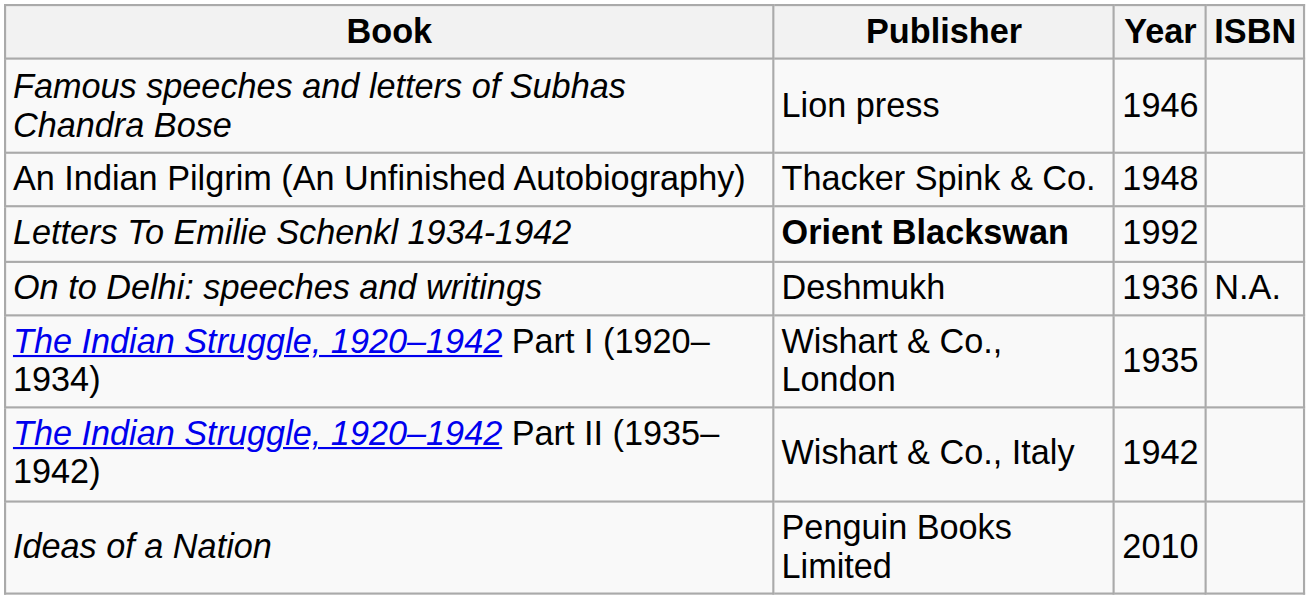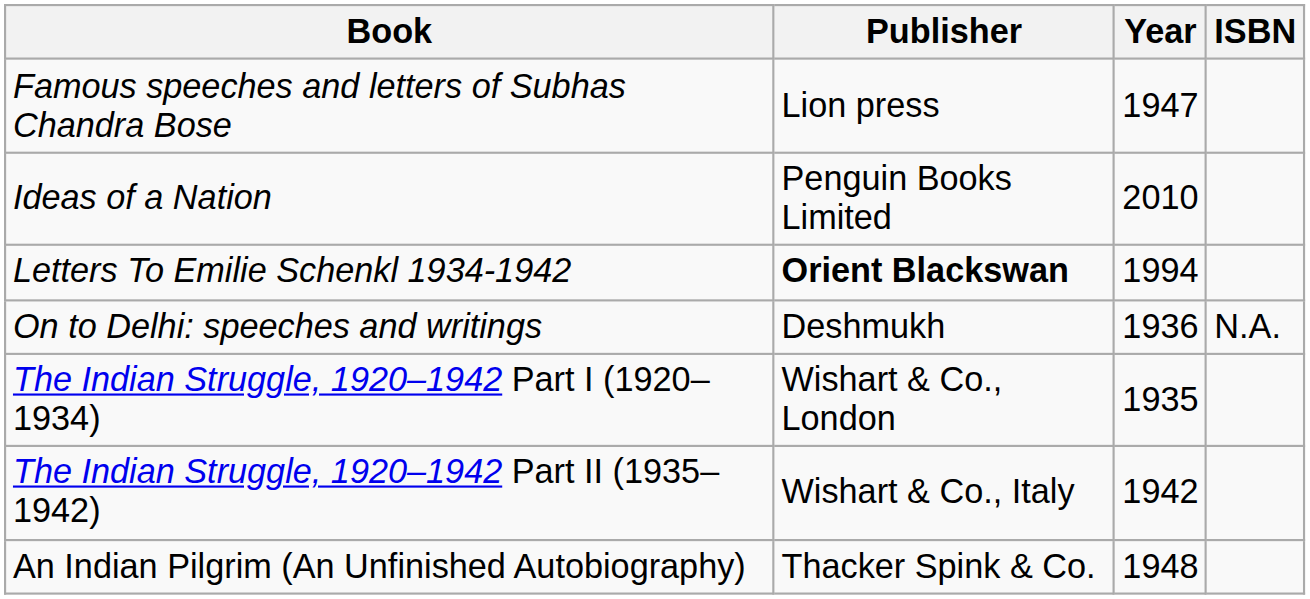(1160, 105) 1946 -> (1160, 105) 1947
rows swapped: (142, 546) <-> (379, 178)
(1160, 233) 1992 -> (1160, 271) 1994
